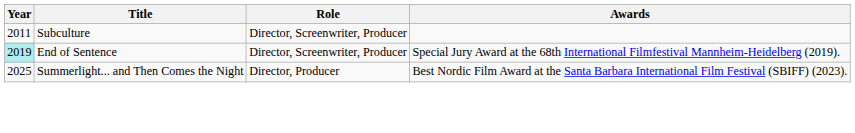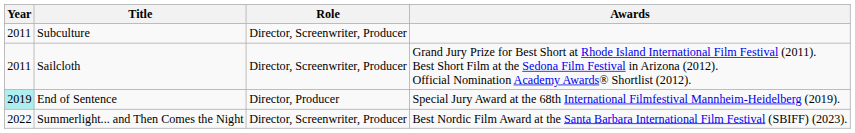+ row: (59, 66)
(328, 52) Director, Screenwriter, Producer -> (294, 99) Director, Producer
(19, 71) 2025 -> (19, 118) 2022
(294, 71) Director, Producer -> (328, 118) Director, Screenwriter, Producer
